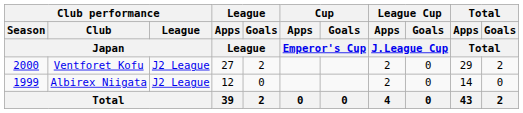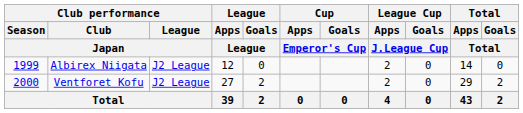rows swapped: (99, 83) <-> (99, 65)
